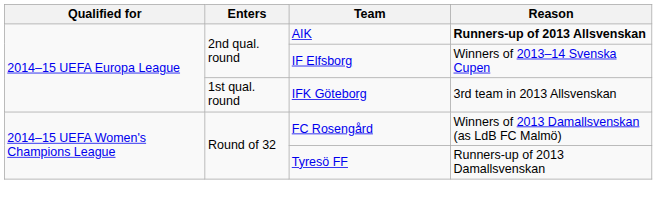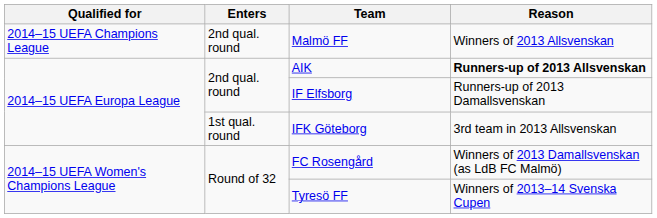+ row: (320, 41)
(535, 61) Winners of 2013–14 Svenska Cupen -> (509, 94) Runners-up of 2013 Damallsvenskan
(509, 162) Runners-up of 2013 Damallsvenskan -> (535, 196) Winners of 2013–14 Svenska Cupen
